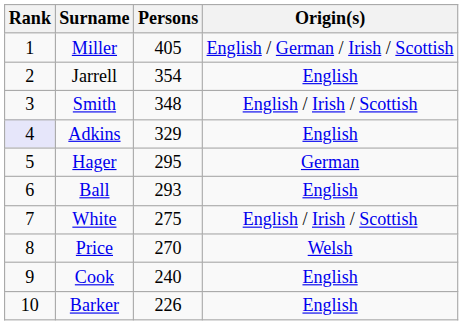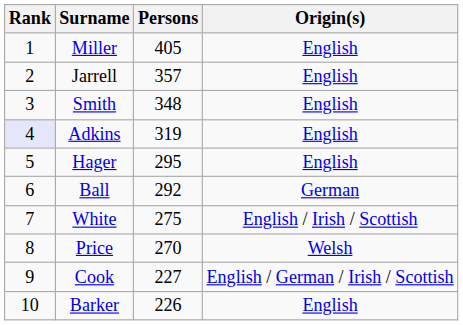(330, 47) English / German / Irish / Scottish -> (330, 47) English
(168, 76) 354 -> (168, 76) 357
(330, 104) English / Irish / Scottish -> (330, 104) English
(168, 133) 329 -> (168, 133) 319
(330, 162) German -> (330, 162) English
(168, 190) 293 -> (168, 190) 292
(330, 190) English -> (330, 190) German
(168, 276) 240 -> (168, 276) 227
(330, 276) English -> (330, 276) English / German / Irish / Scottish
